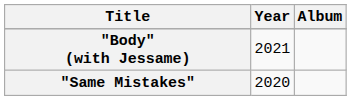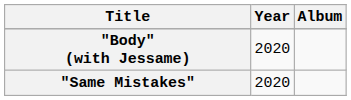(272, 50) 2021 -> (272, 50) 2020
